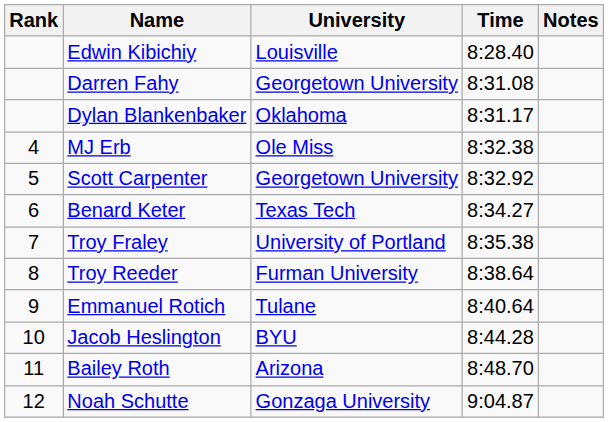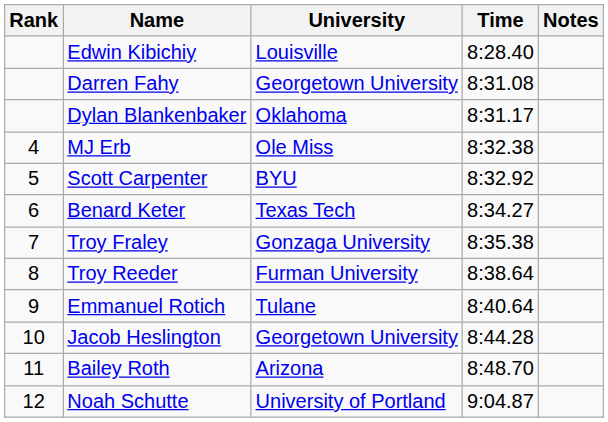(357, 178) Georgetown University -> (276, 178) BYU
(351, 242) University of Portland -> (343, 242) Gonzaga University
(276, 337) BYU -> (357, 337) Georgetown University
(343, 400) Gonzaga University -> (351, 400) University of Portland
